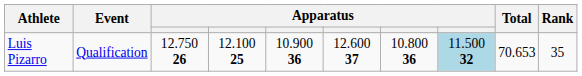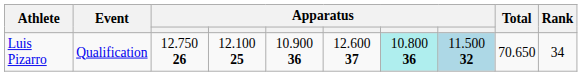(409, 52) no background -> (409, 52) paleturquoise background
(517, 52) 70.653 -> (517, 52) 70.650
(558, 52) 35 -> (558, 52) 34
